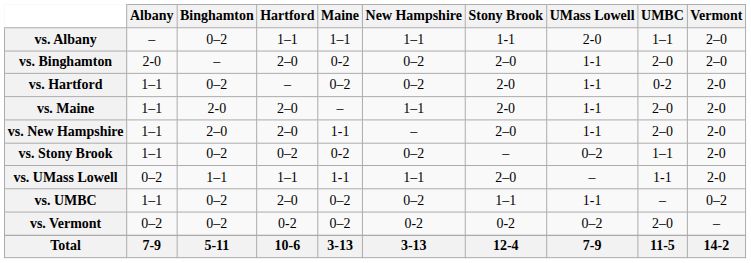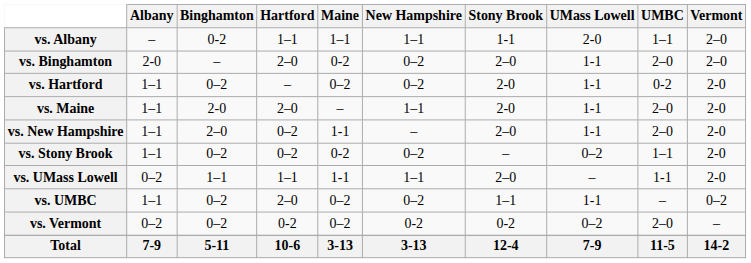(217, 39) 0–2 -> (217, 39) 0-2
(287, 131) 2–0 -> (287, 131) 0–2
